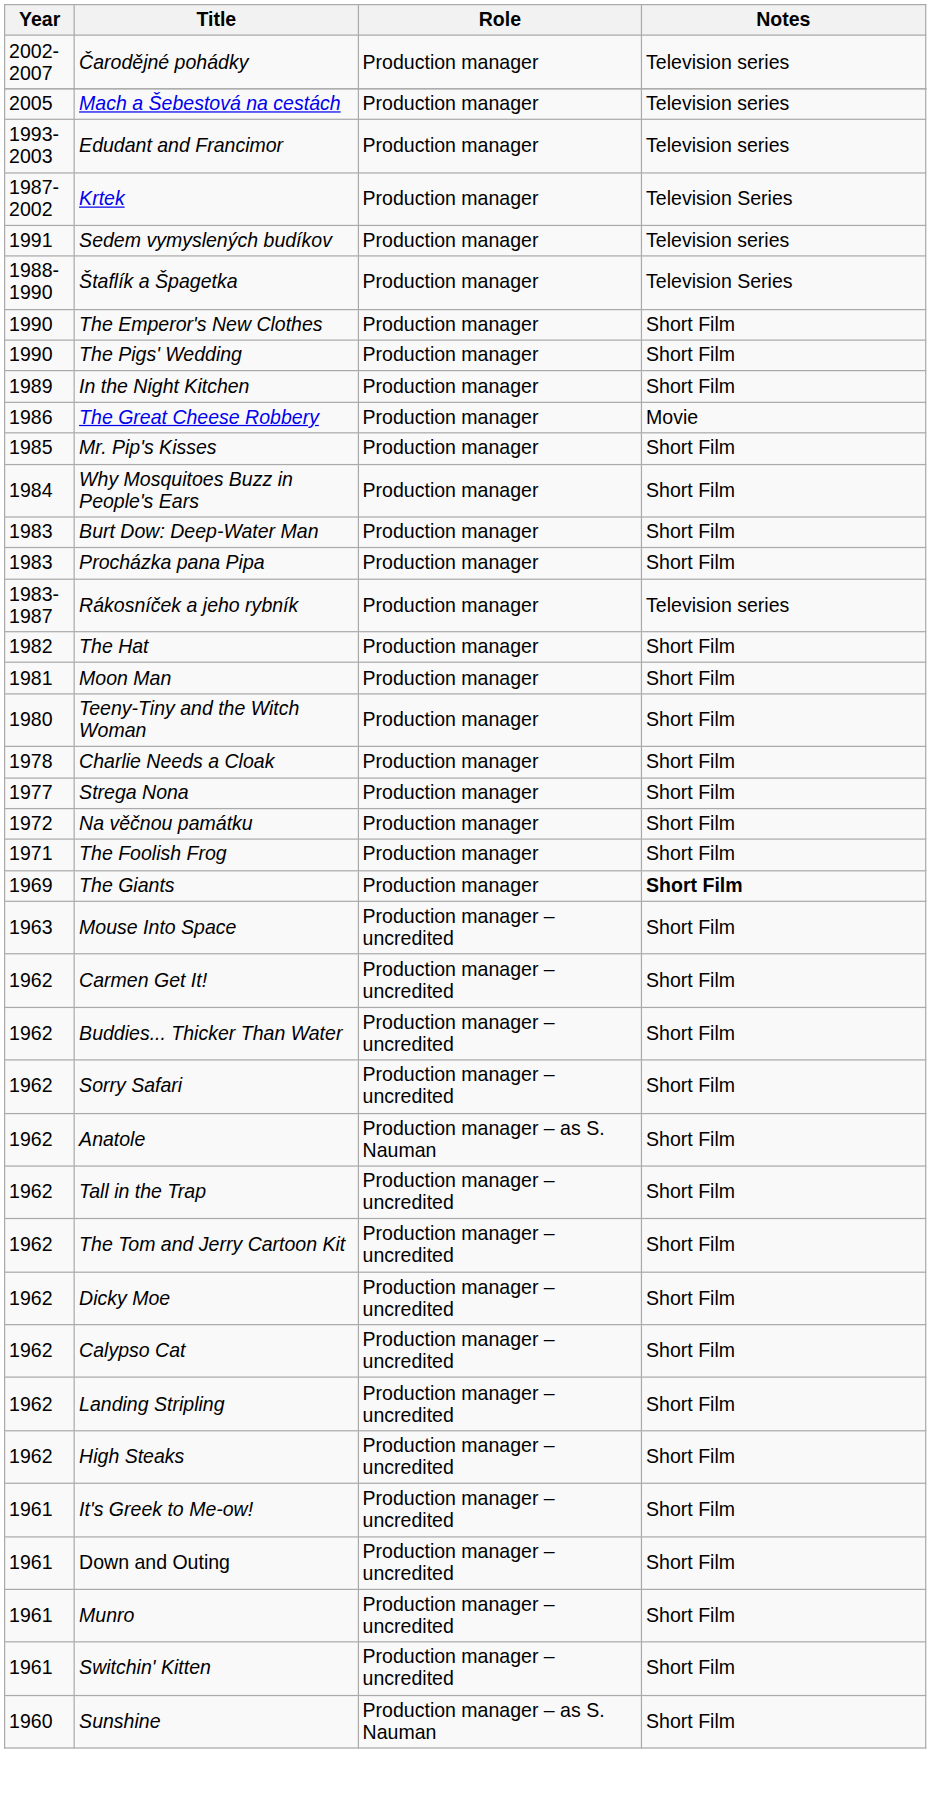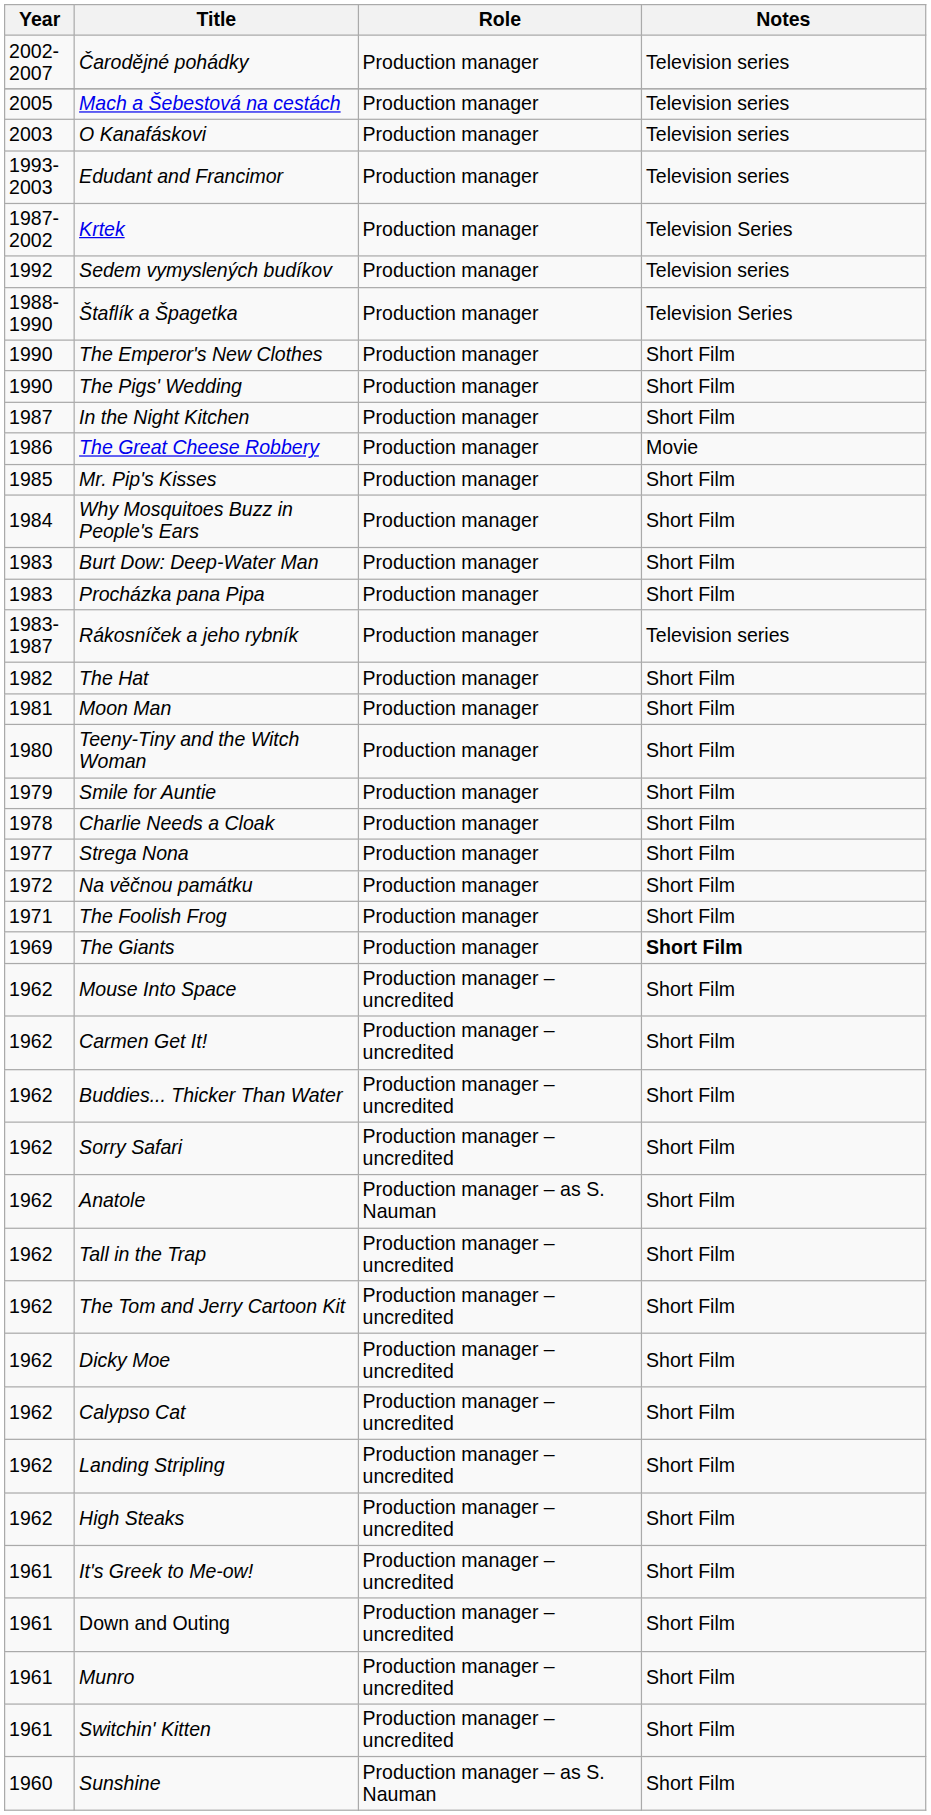+ row: (143, 134)
(31, 240) 1991 -> (31, 271) 1992
(31, 386) 1989 -> (31, 417) 1987
+ row: (148, 792)
(31, 927) 1963 -> (31, 989) 1962
